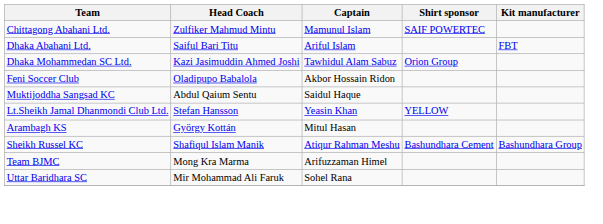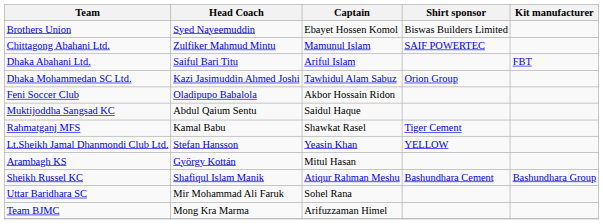+ row: (39, 29)
+ row: (44, 128)
rows swapped: (33, 161) <-> (47, 177)
